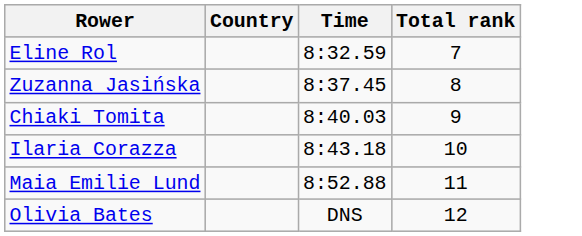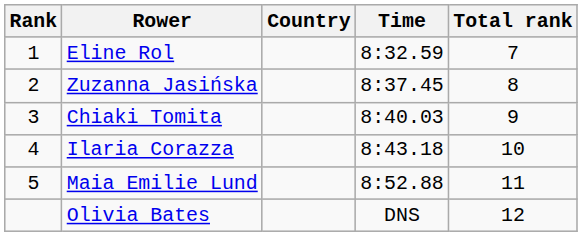+ column: (33, 21)
